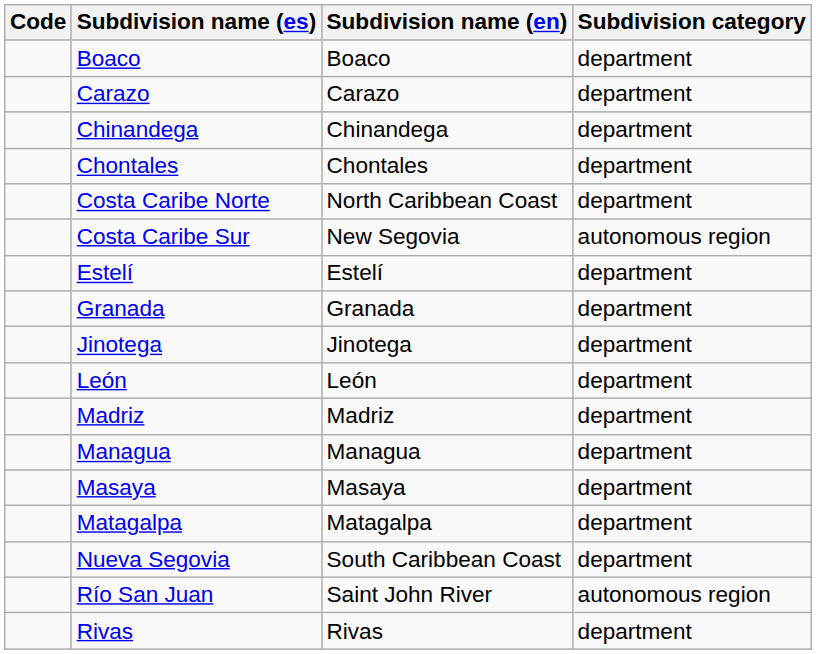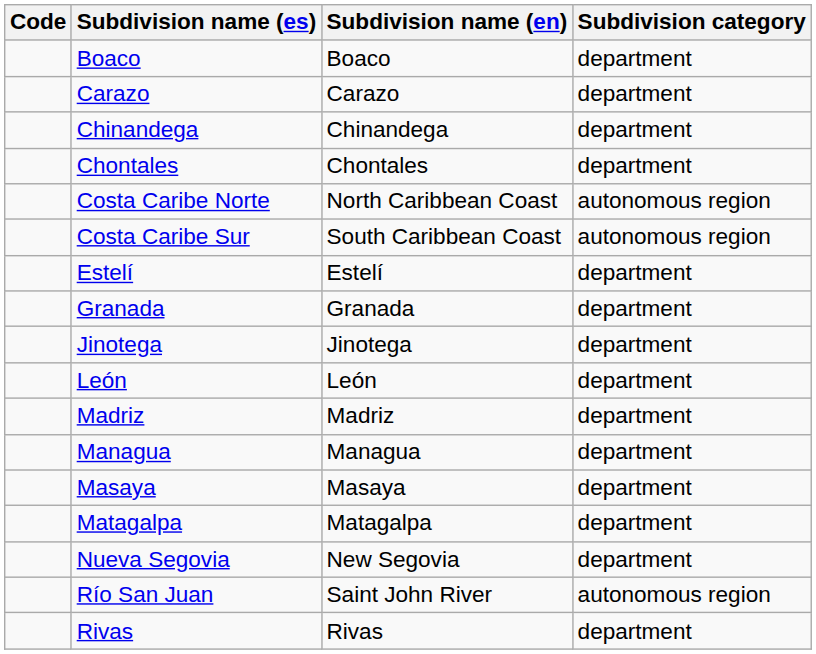(635, 201) department -> (674, 201) autonomous region
(393, 237) New Segovia -> (444, 237) South Caribbean Coast
(444, 559) South Caribbean Coast -> (393, 559) New Segovia
